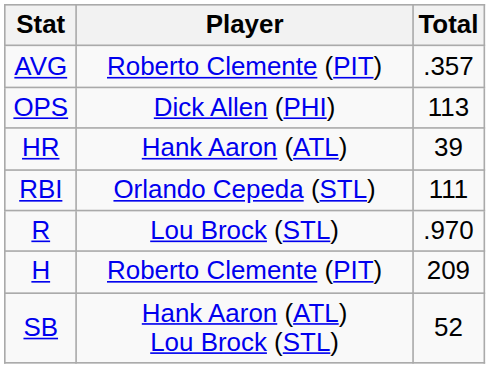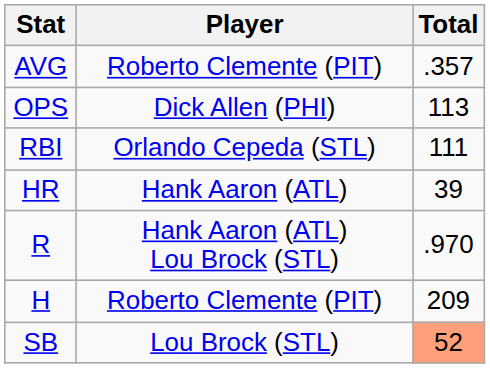rows swapped: (41, 148) <-> (41, 189)
(245, 230) Lou Brock (STL) -> (245, 245) Hank Aaron (ATL) Lou Brock (STL)
(245, 327) Hank Aaron (ATL) Lou Brock (STL) -> (245, 341) Lou Brock (STL)
(448, 327) no background -> (448, 341) lightsalmon background
